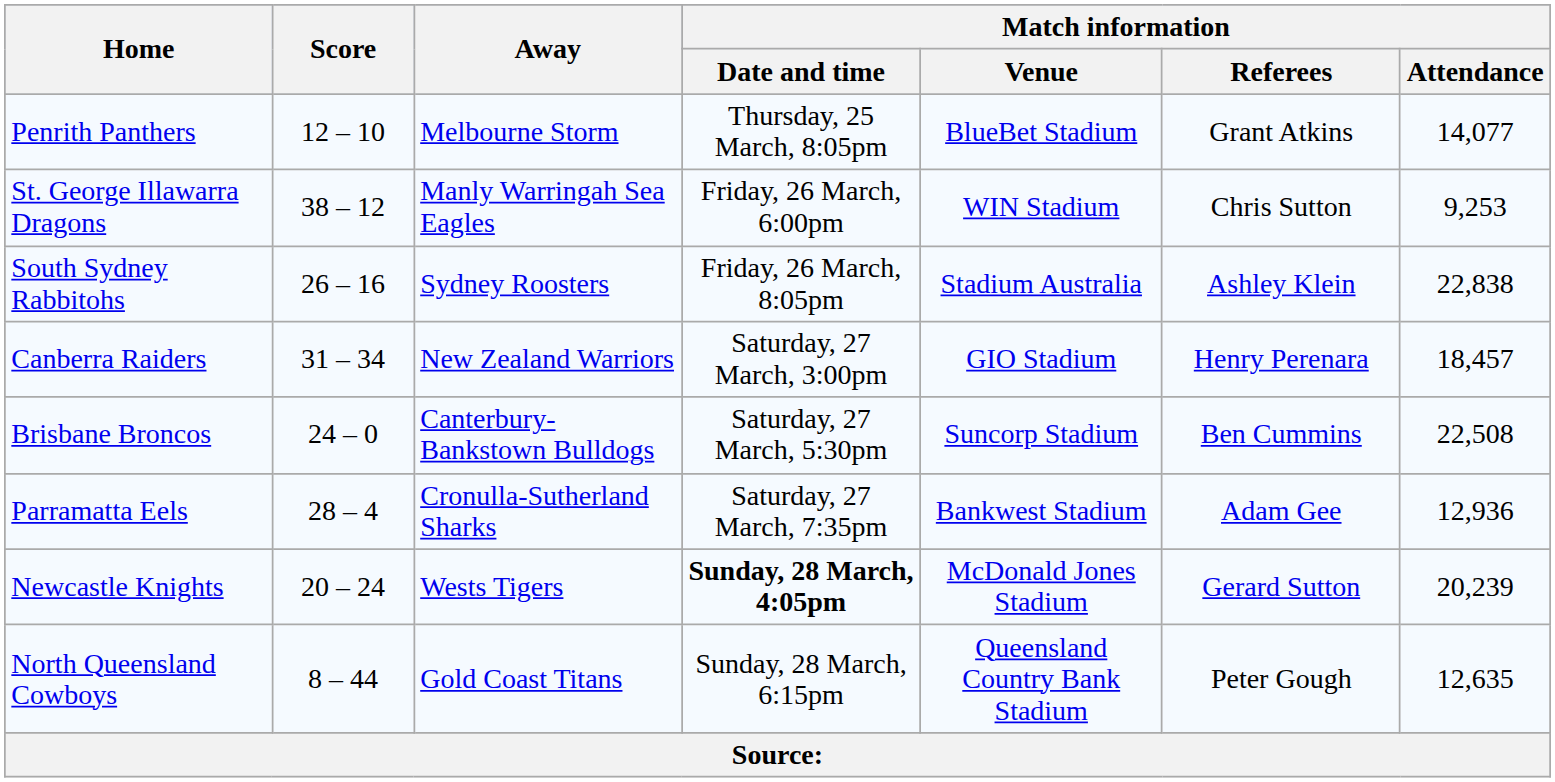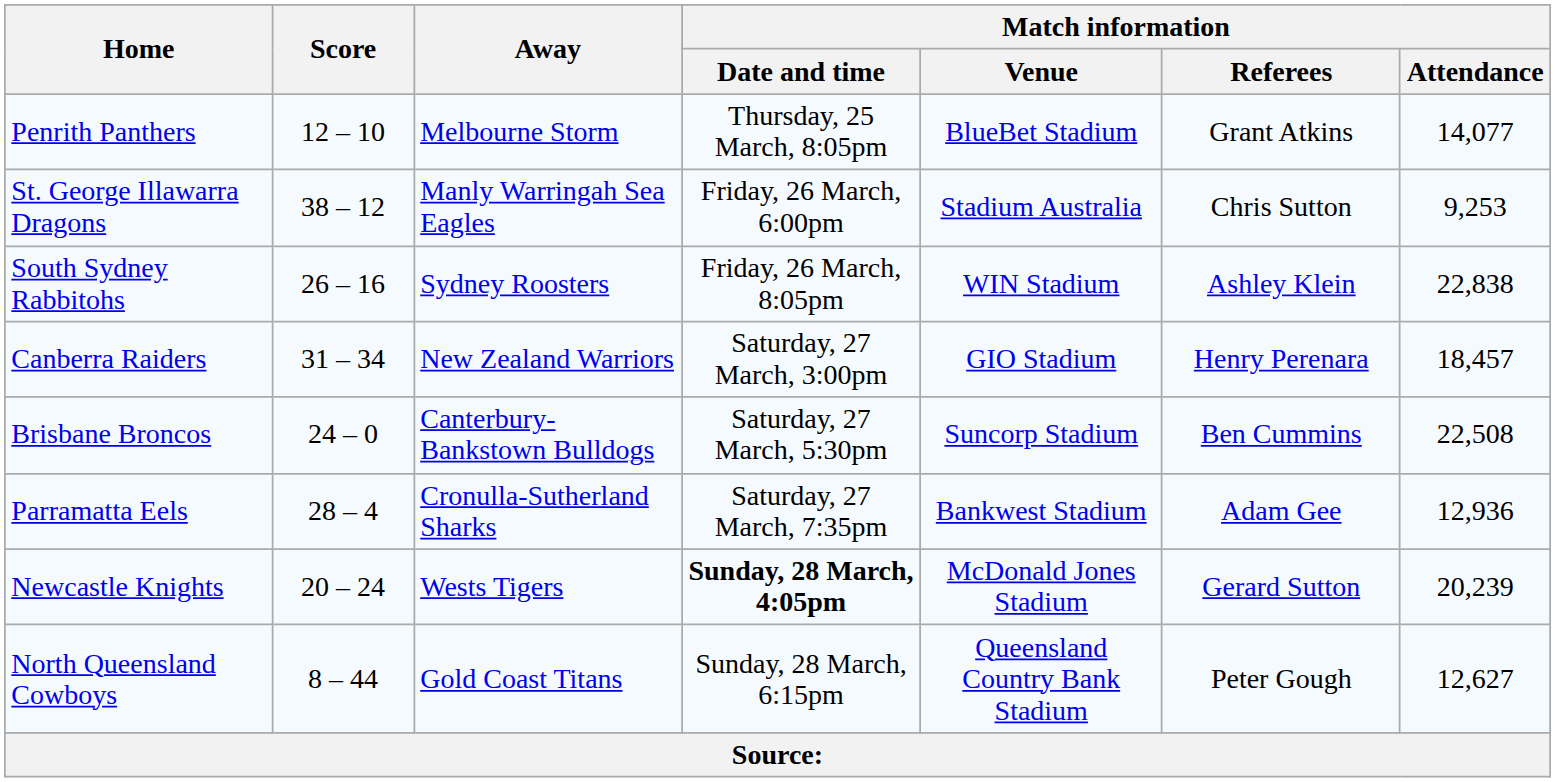(1041, 207) WIN Stadium -> (1041, 207) Stadium Australia
(1041, 283) Stadium Australia -> (1041, 283) WIN Stadium
(1475, 678) 12,635 -> (1475, 678) 12,627
